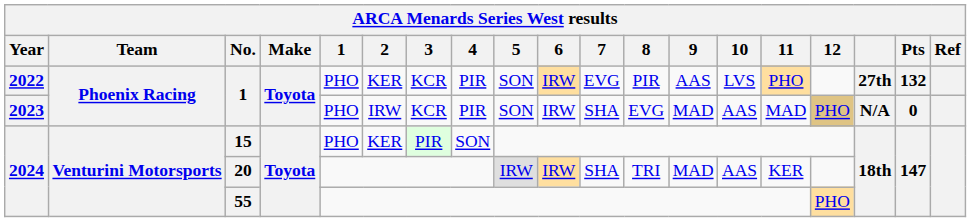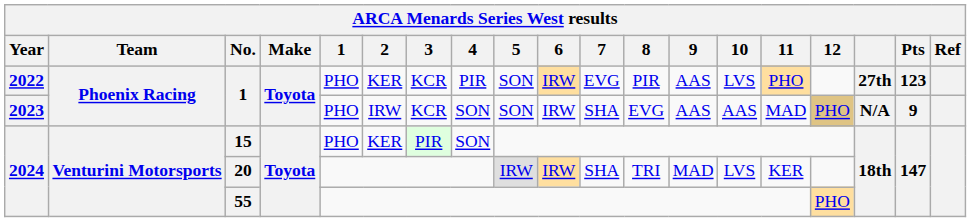(913, 80) 132 -> (913, 80) 123
(473, 110) PIR -> (473, 110) SON
(693, 110) MAD -> (693, 110) AAS
(913, 110) 0 -> (913, 110) 9
(740, 171) AAS -> (740, 171) LVS
